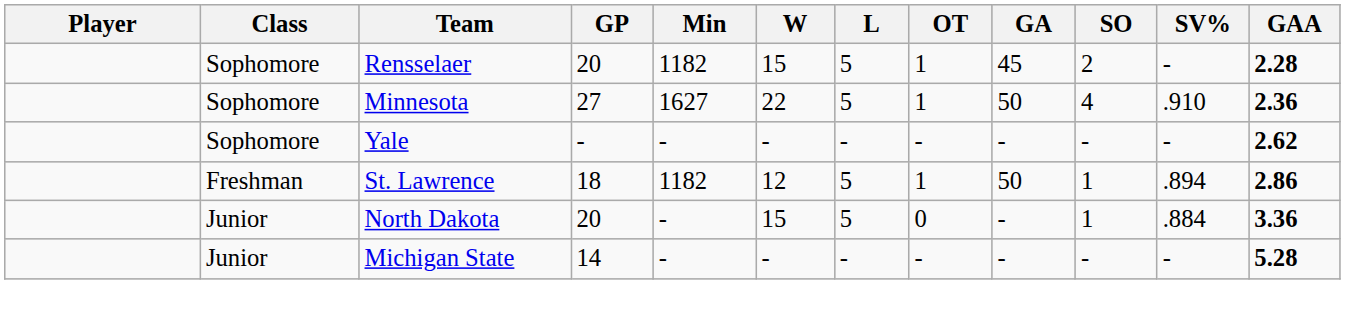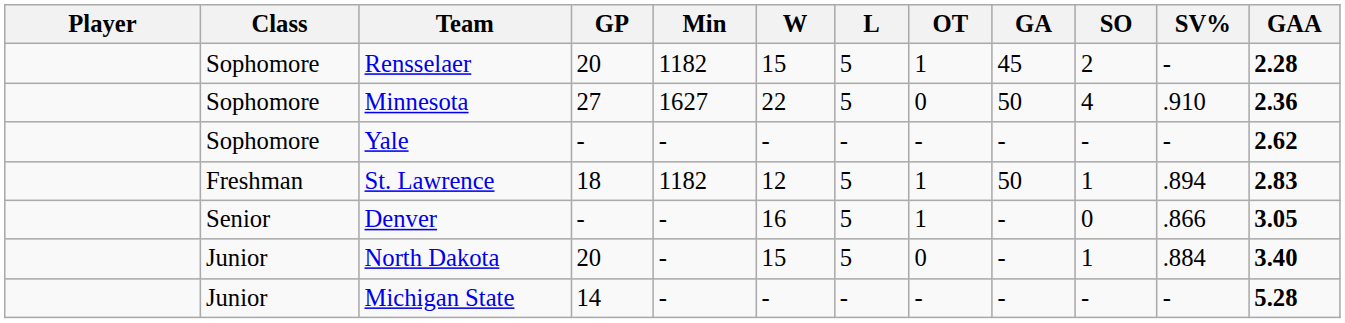(921, 102) 1 -> (921, 102) 0
(1276, 180) 2.86 -> (1276, 180) 2.83
+ row: (401, 219)
(1276, 219) 3.36 -> (1276, 258) 3.40
